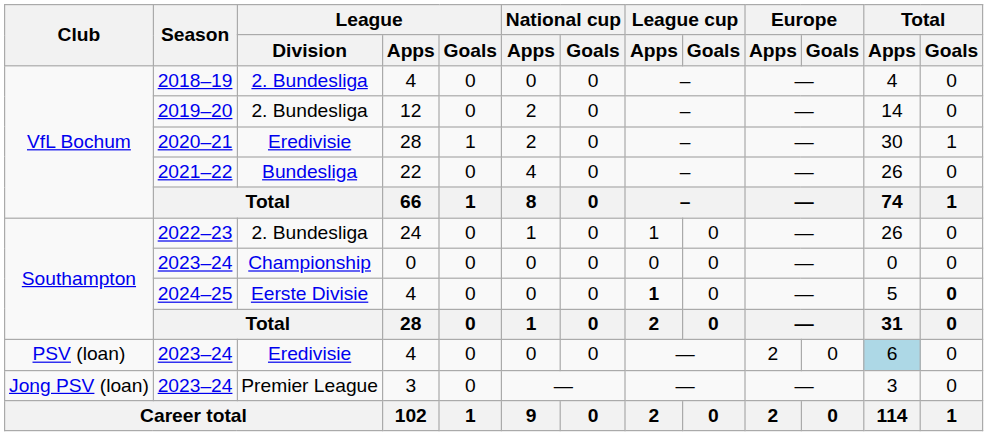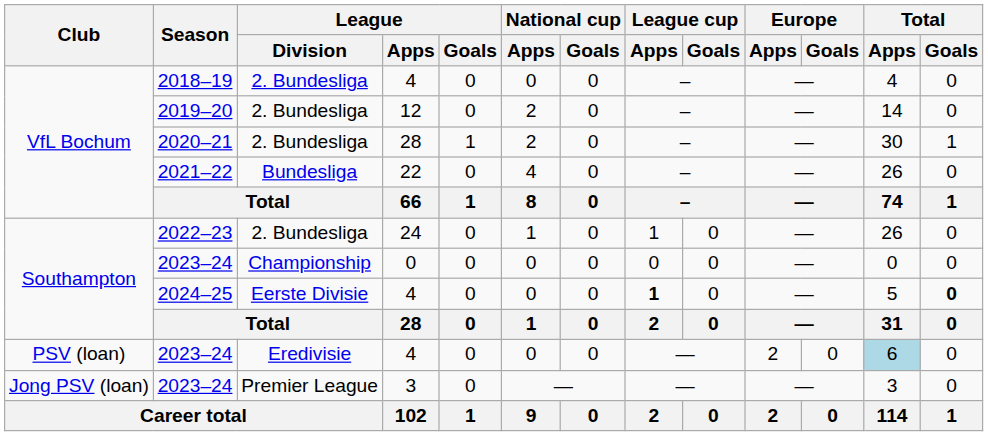(310, 141) Eredivisie -> (310, 141) 2. Bundesliga
